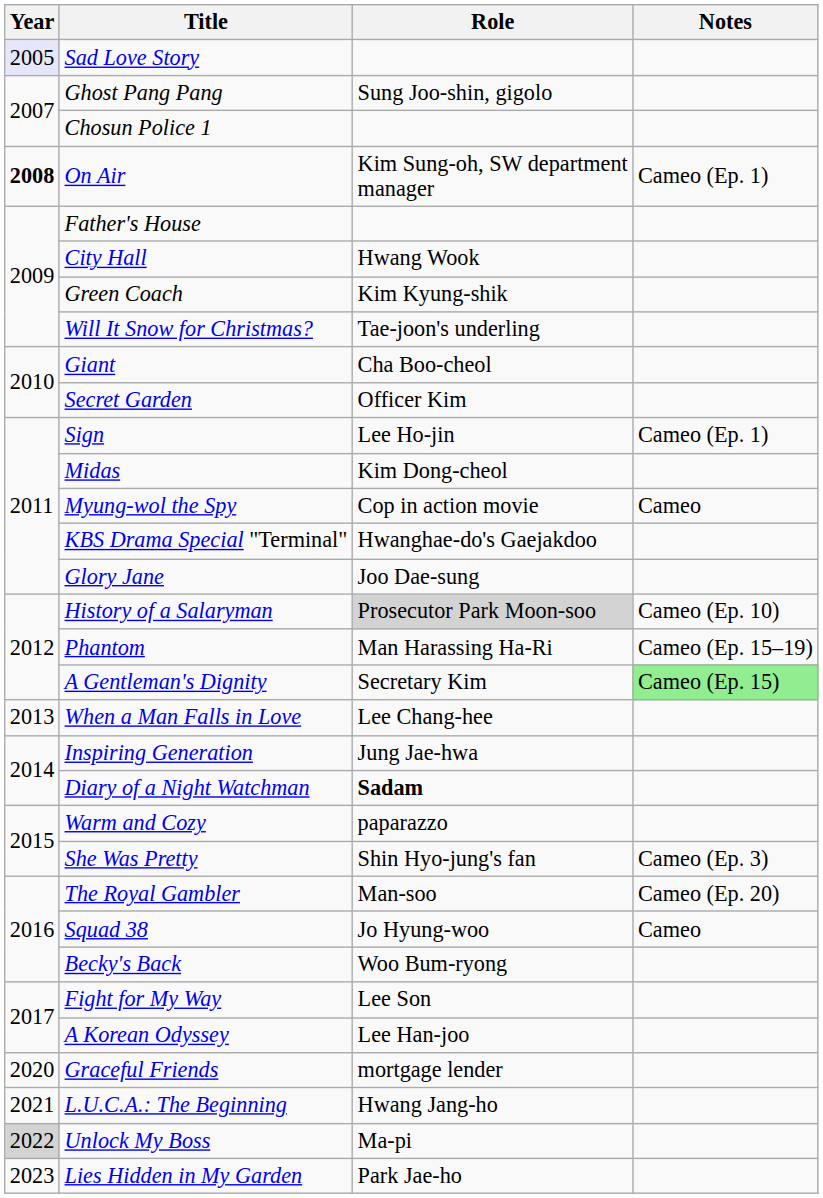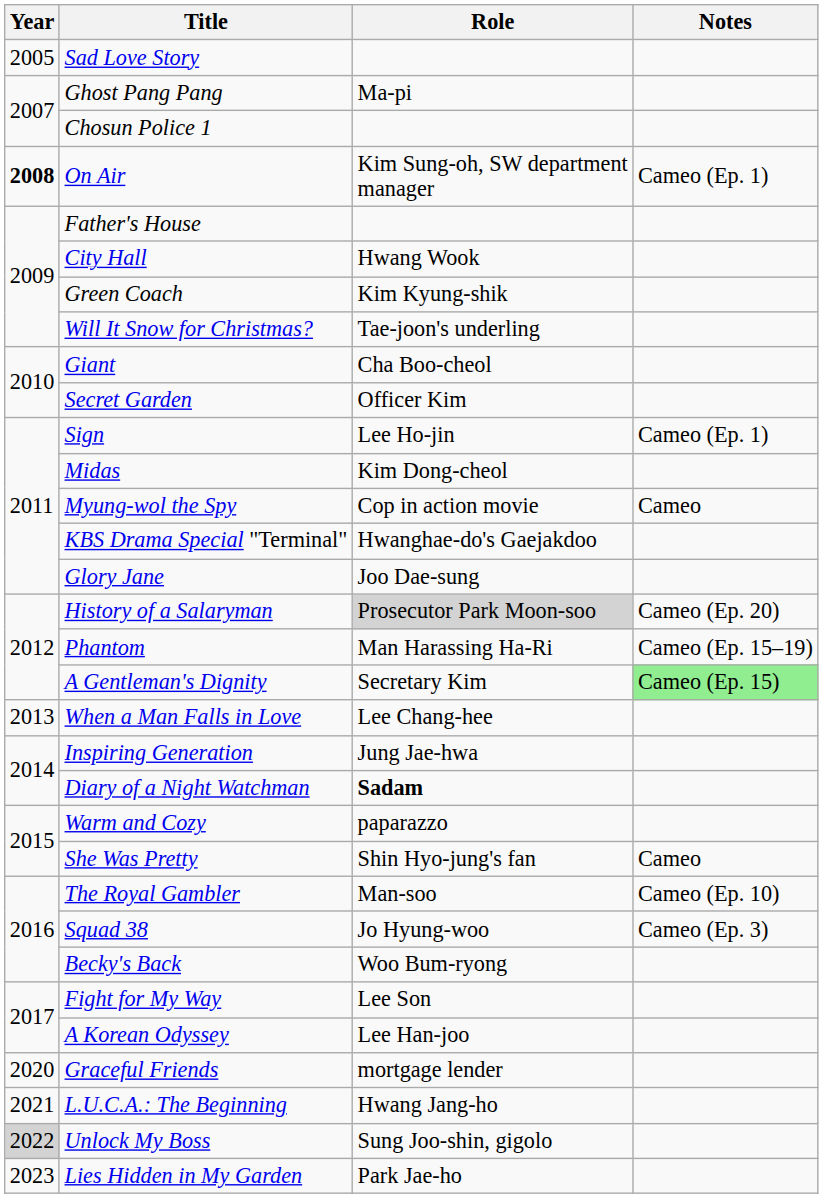(32, 57) lavender background -> (32, 57) no background
(455, 92) Sung Joo-shin, gigolo -> (385, 92) Ma-pi
(709, 611) Cameo (Ep. 10) -> (709, 611) Cameo (Ep. 20)
(703, 858) Cameo (Ep. 3) -> (670, 858) Cameo
(709, 893) Cameo (Ep. 20) -> (709, 893) Cameo (Ep. 10)
(670, 928) Cameo -> (703, 928) Cameo (Ep. 3)
(385, 1140) Ma-pi -> (455, 1140) Sung Joo-shin, gigolo
